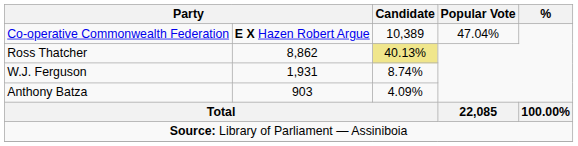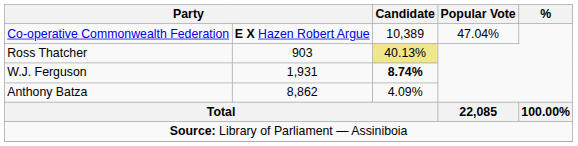(302, 53) 8,862 -> (302, 53) 903
(405, 72) normal -> (405, 72) bold
(302, 92) 903 -> (302, 92) 8,862
